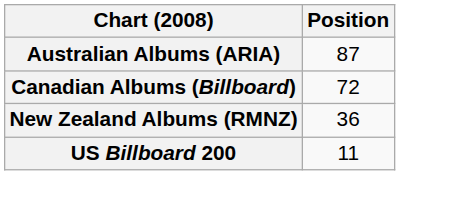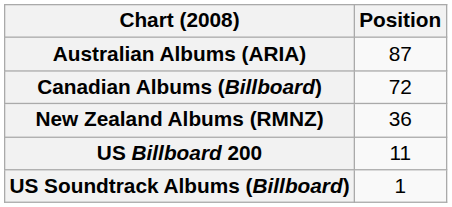+ row: (180, 185)
